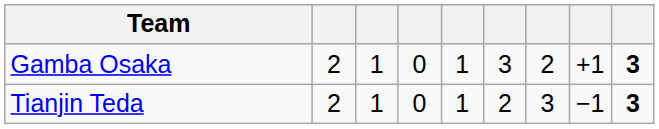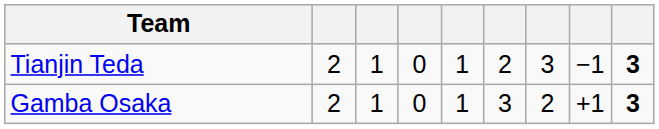rows swapped: (91, 63) <-> (77, 103)
